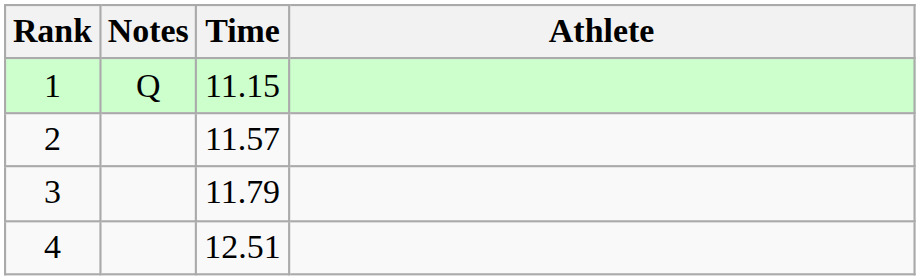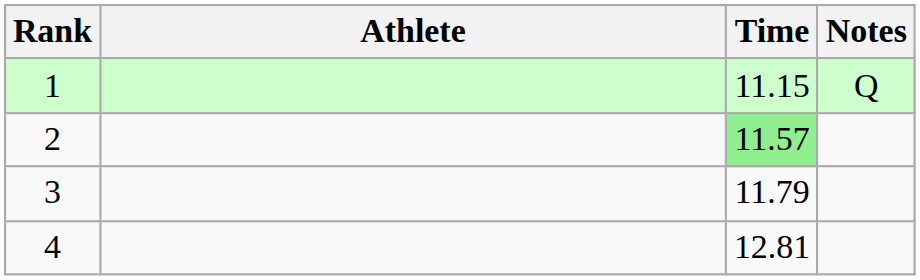columns swapped: (602, 31) <-> (148, 31)
(243, 138) no background -> (772, 138) lightgreen background
(243, 246) 12.51 -> (772, 246) 12.81
